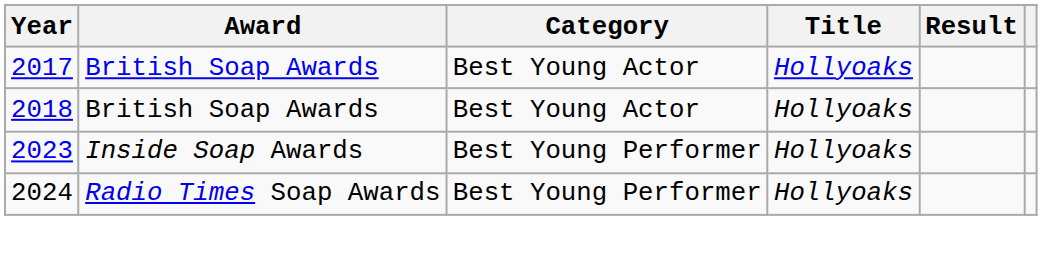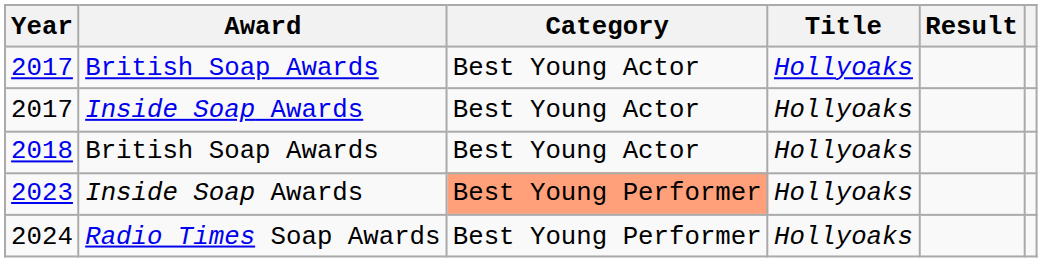+ row: (42, 110)
(607, 152) no background -> (607, 194) lightsalmon background
